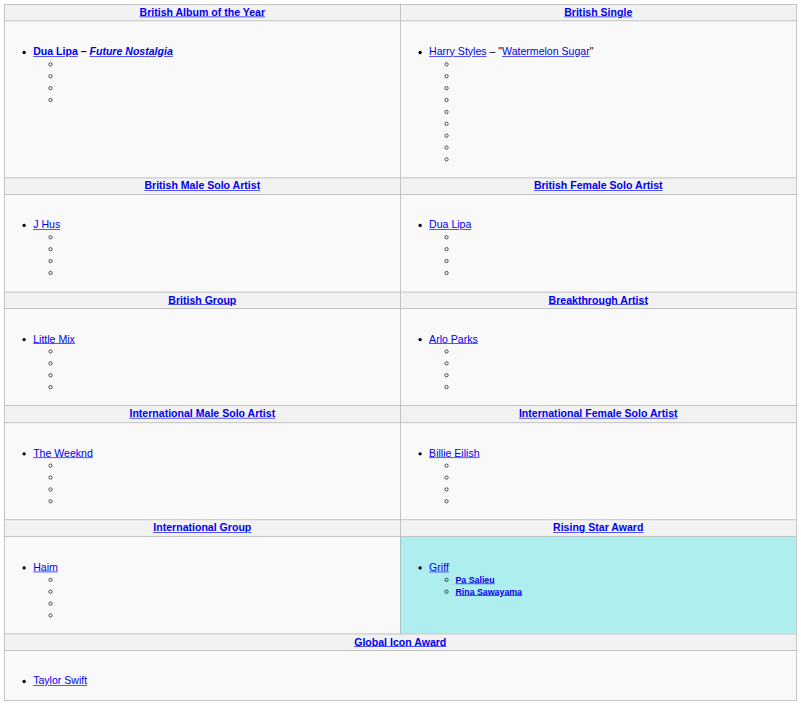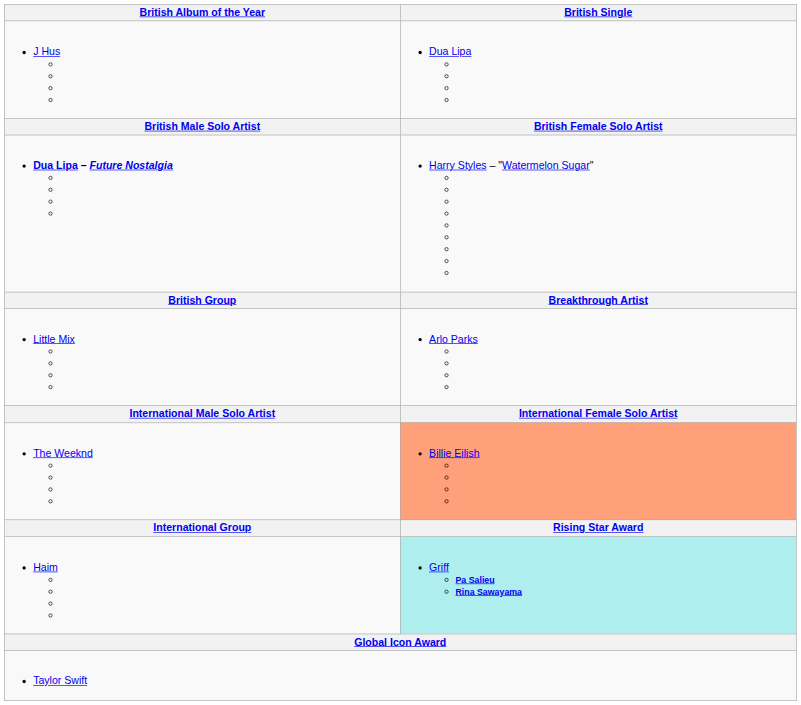rows swapped: (202, 76) <-> (202, 249)
(598, 477) no background -> (598, 477) lightsalmon background
